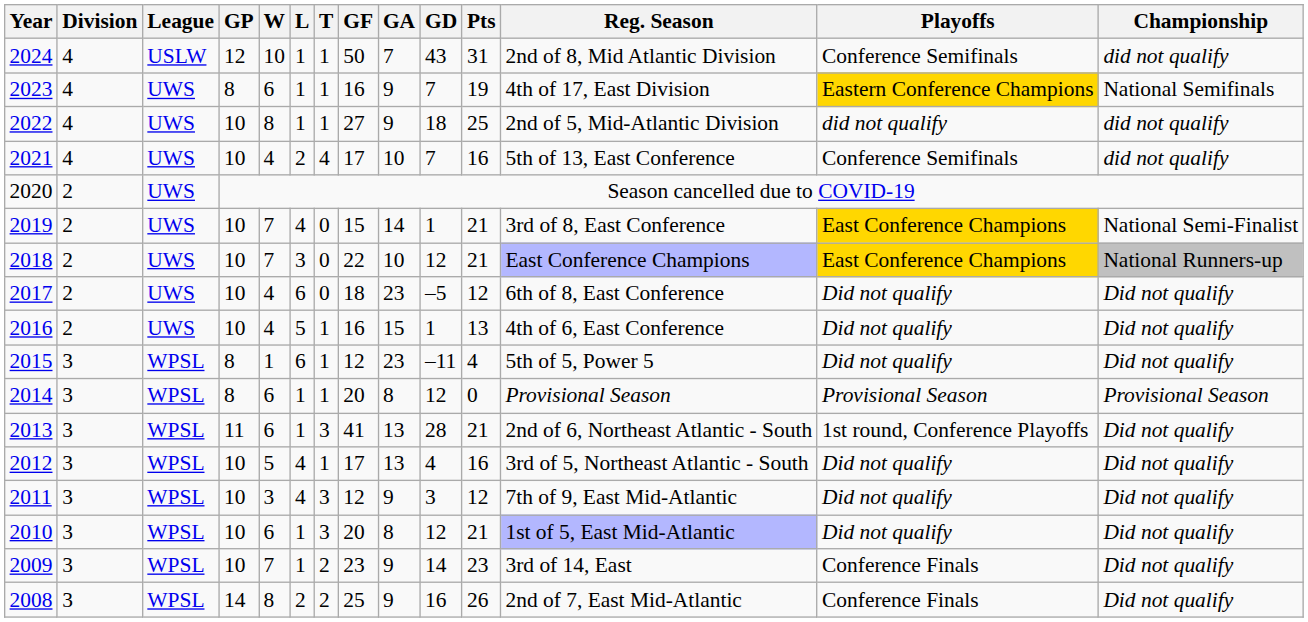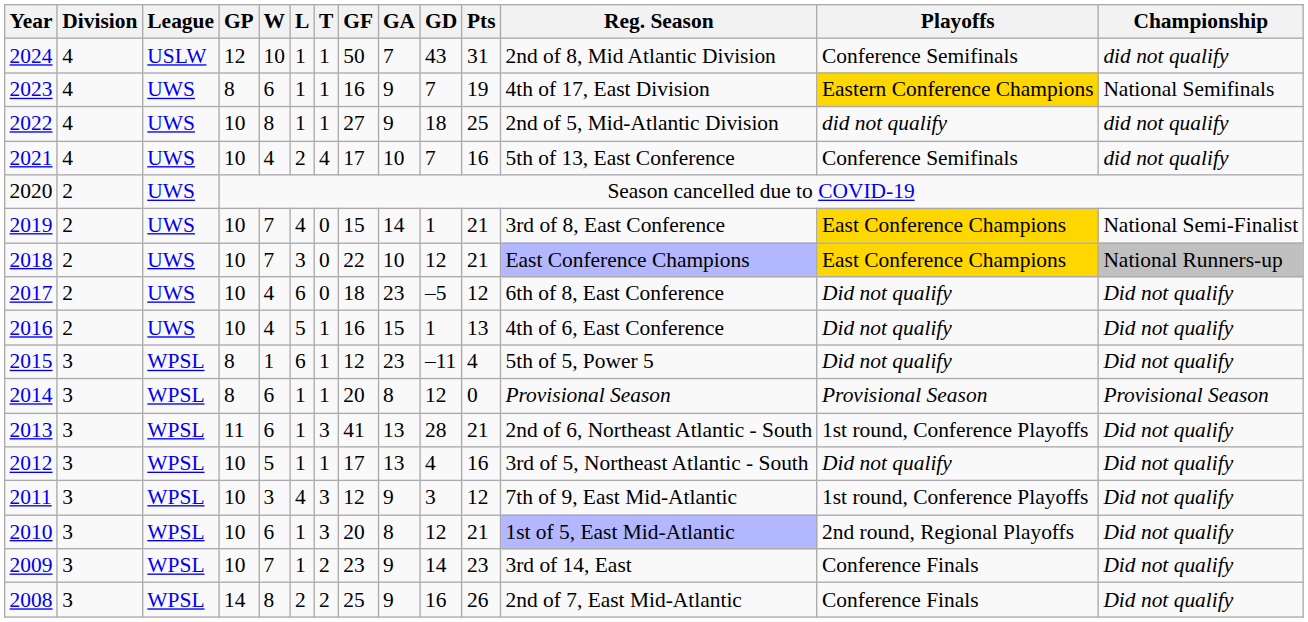(300, 463) 4 -> (300, 463) 1
(887, 497) Did not qualify -> (955, 497) 1st round, Conference Playoffs
(887, 531) Did not qualify -> (948, 531) 2nd round, Regional Playoffs
